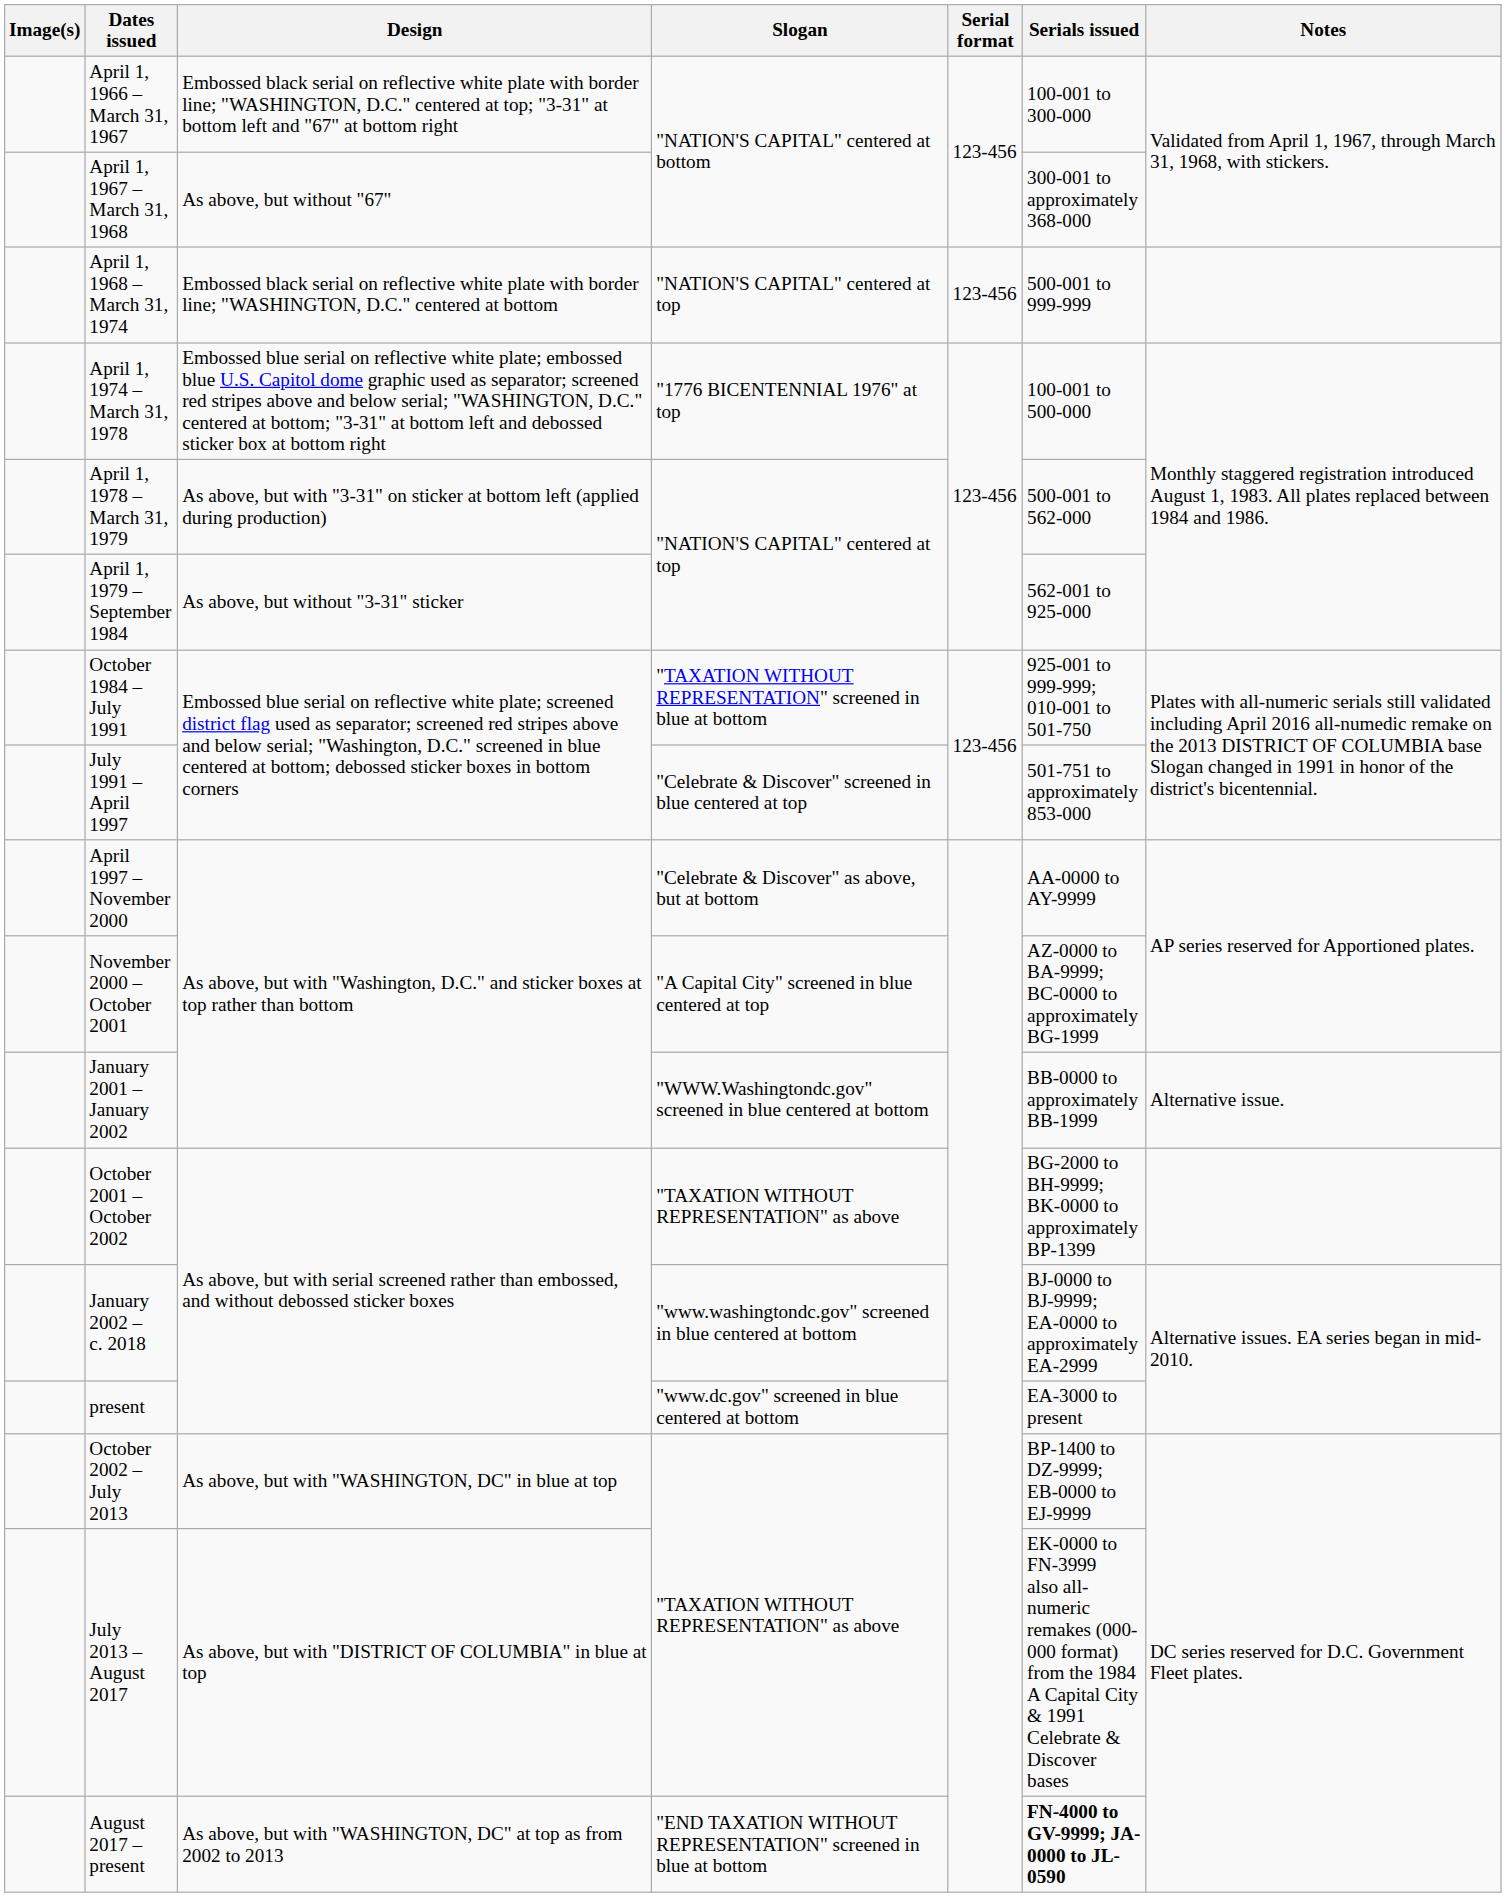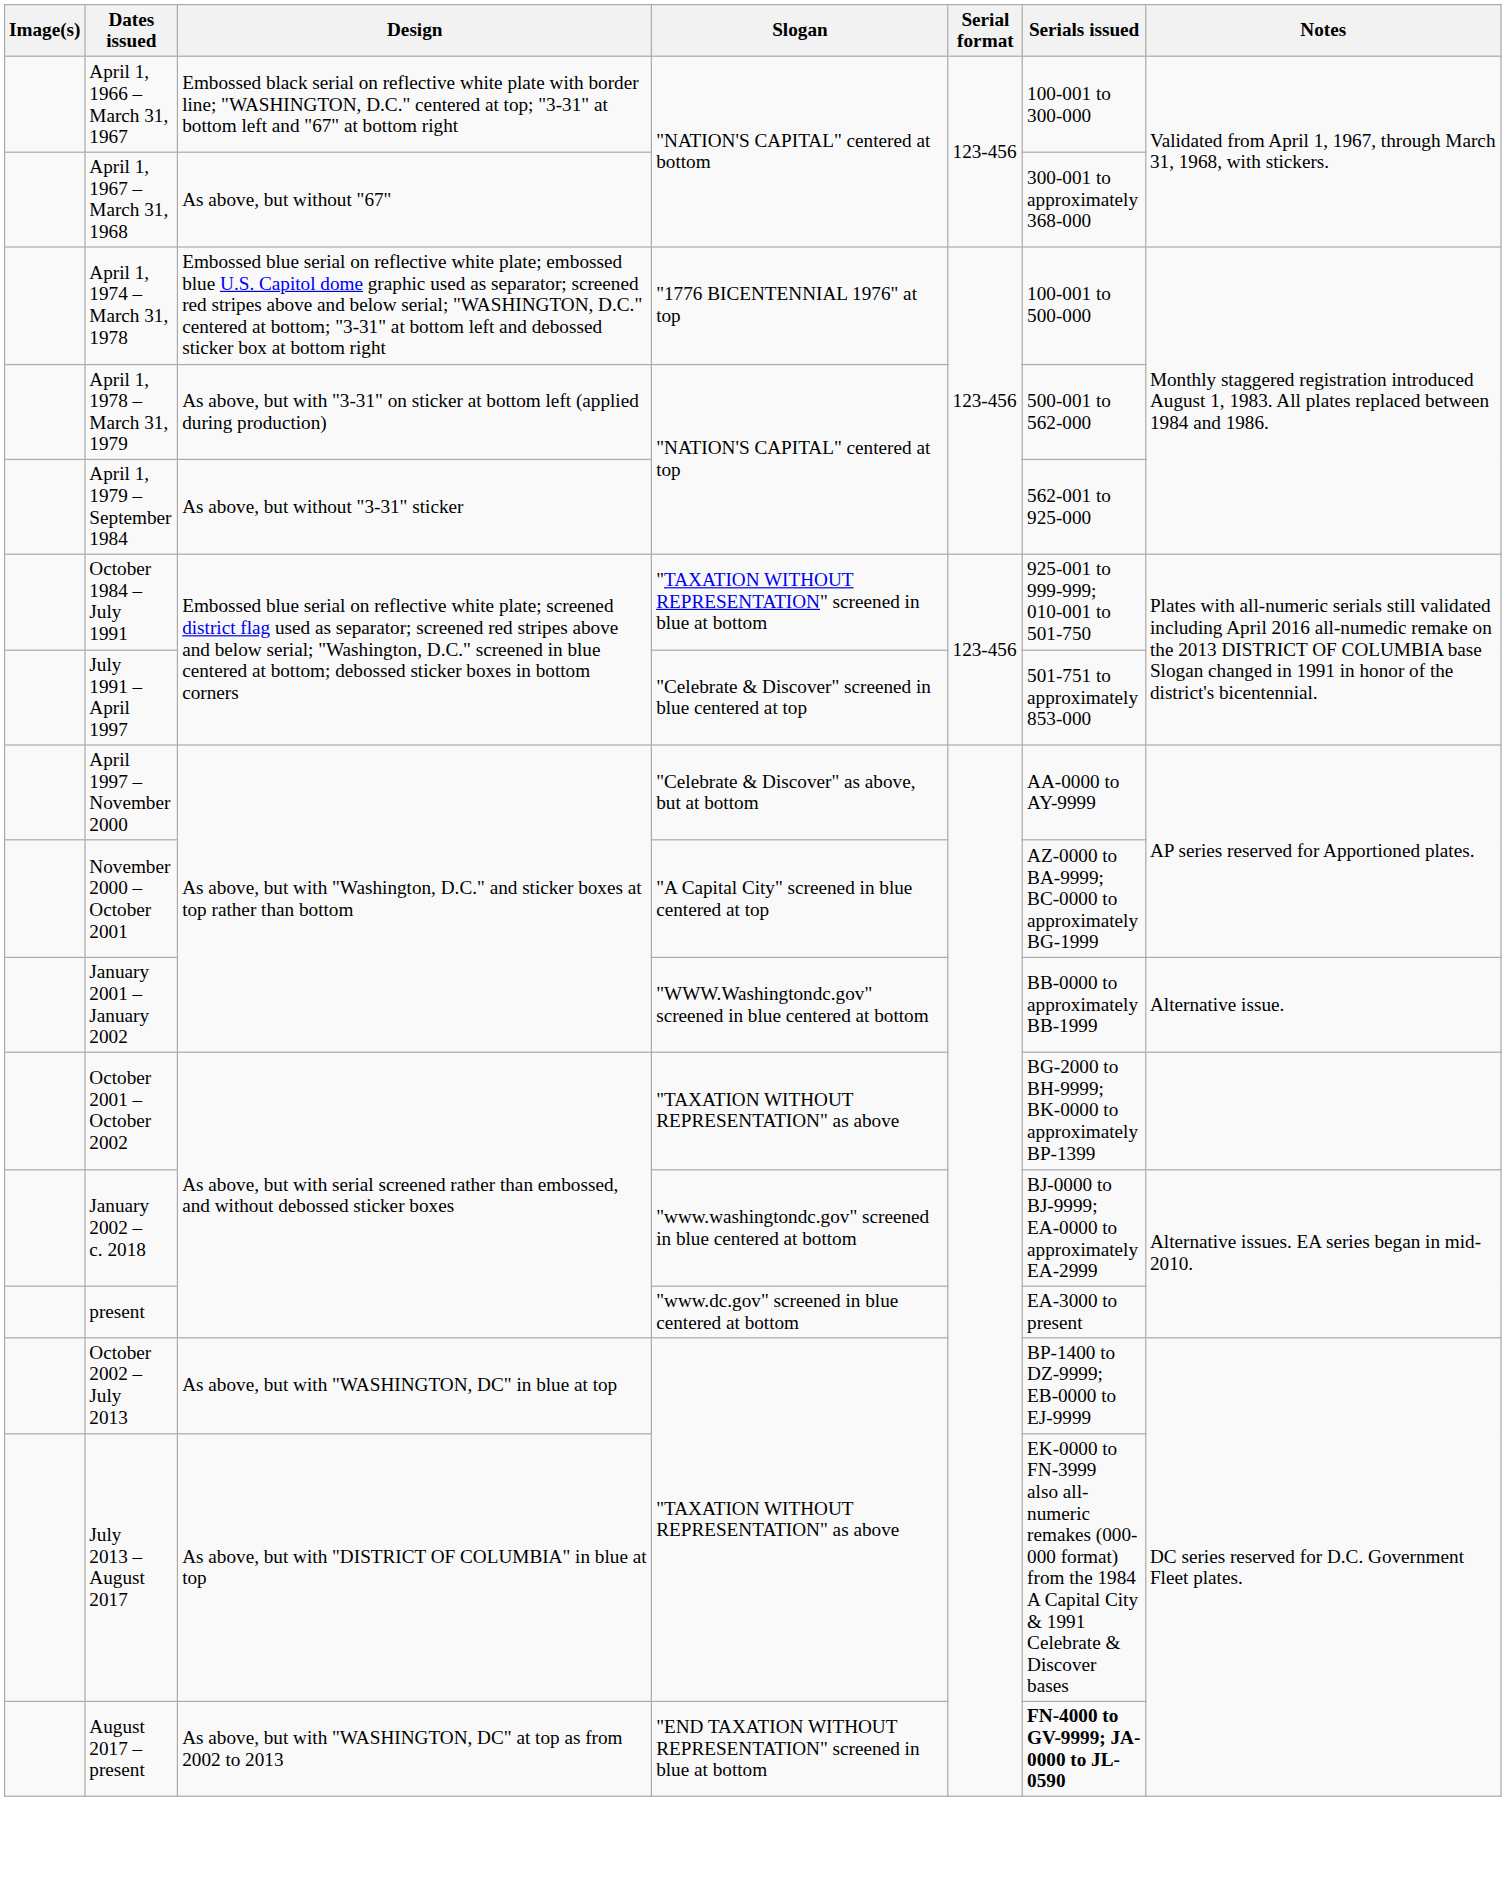- row: (129, 294)
